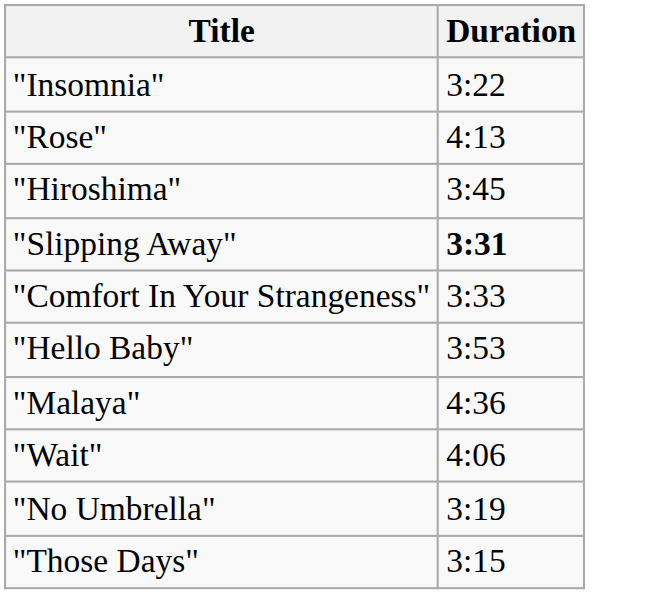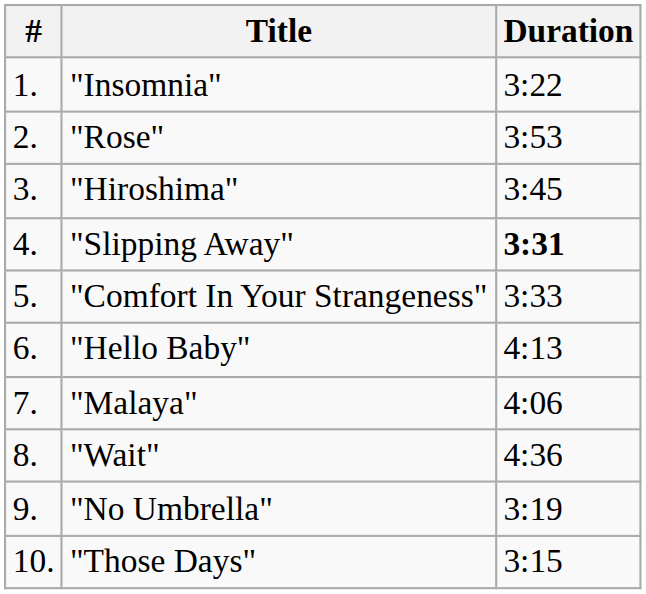+ column: (34, 31)
(476, 137) 4:13 -> (533, 137) 3:53
(476, 349) 3:53 -> (533, 349) 4:13
(476, 402) 4:36 -> (533, 402) 4:06
(476, 455) 4:06 -> (533, 455) 4:36
